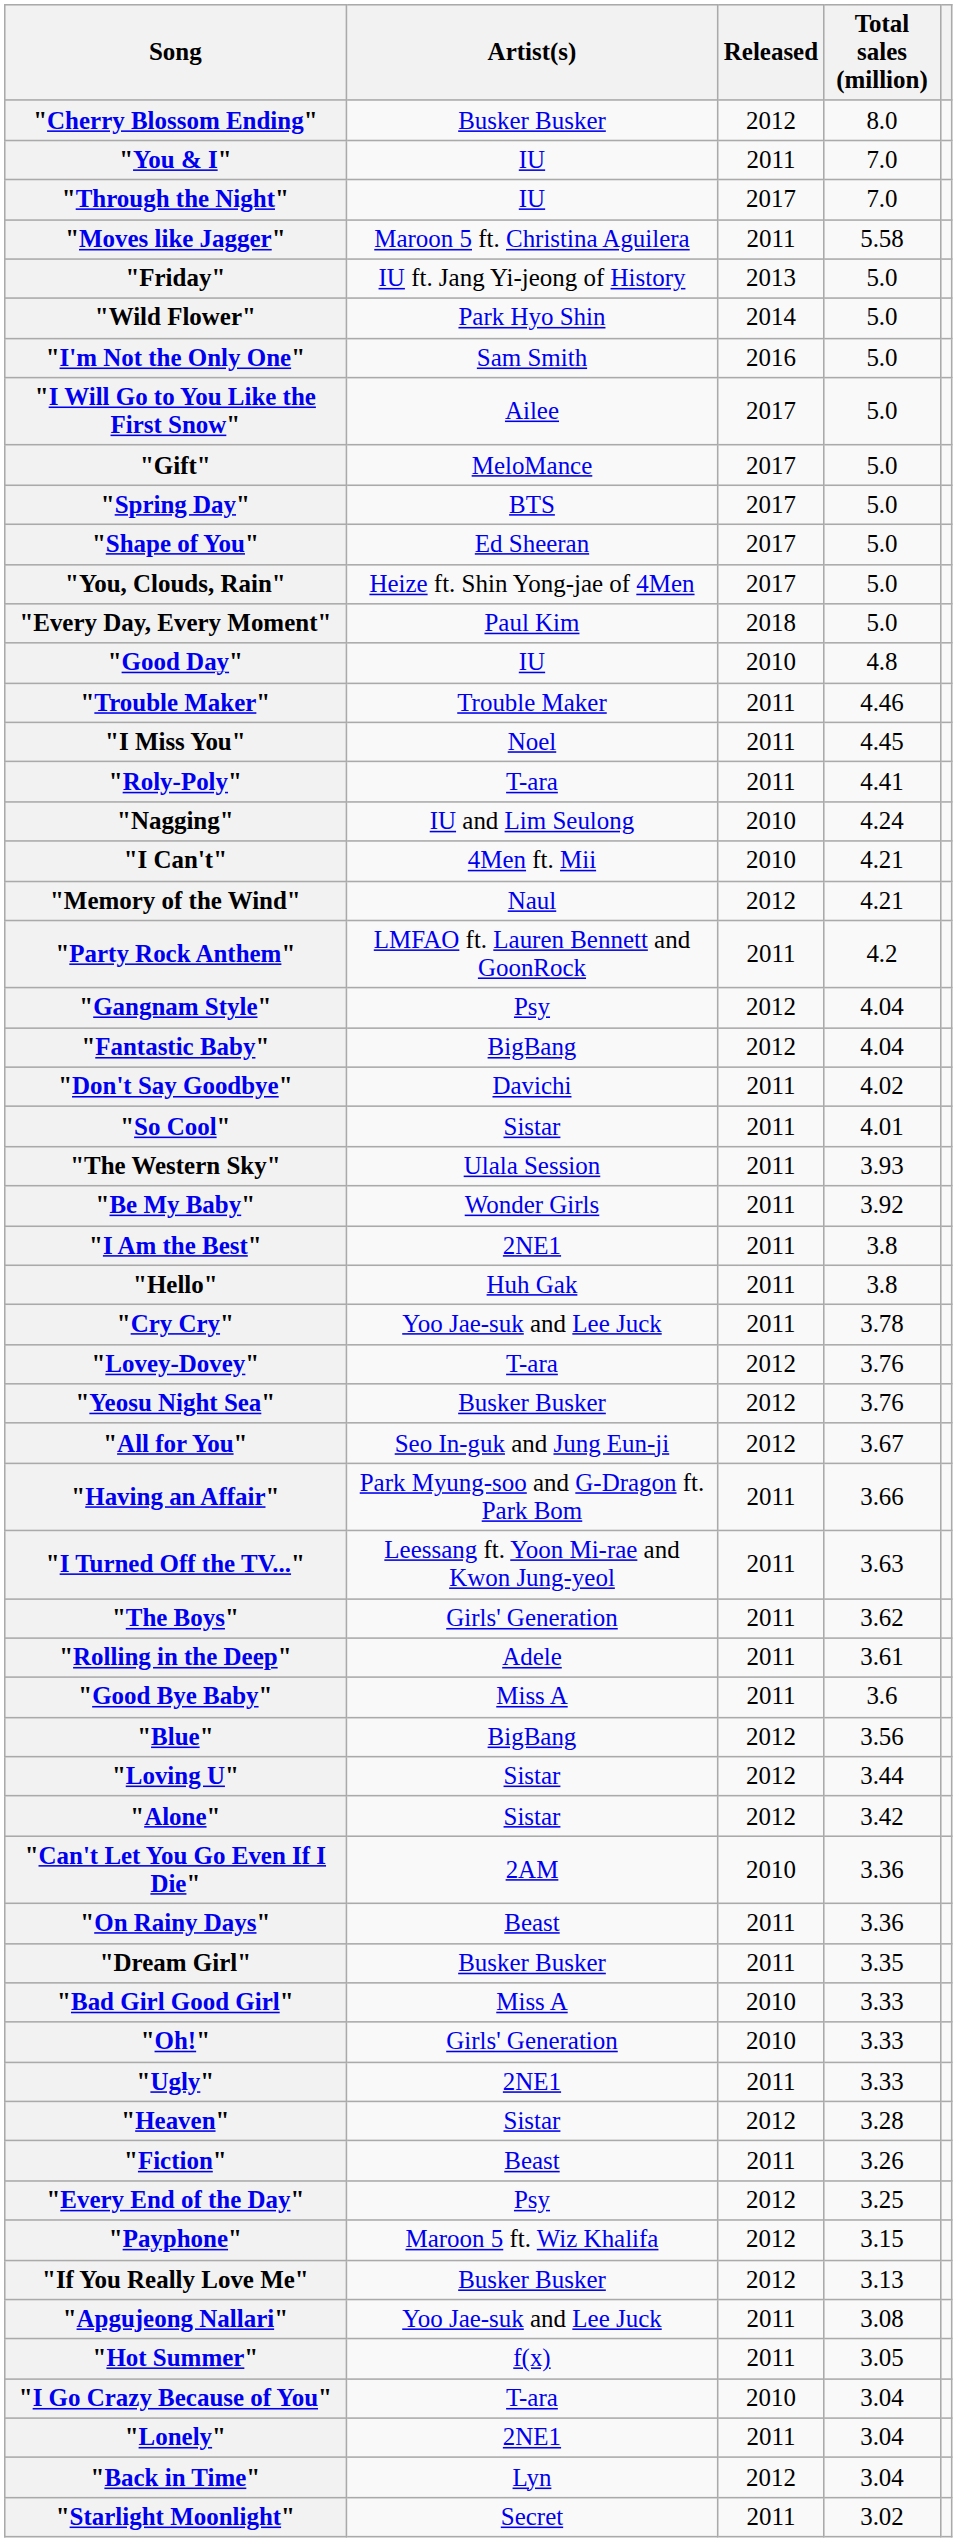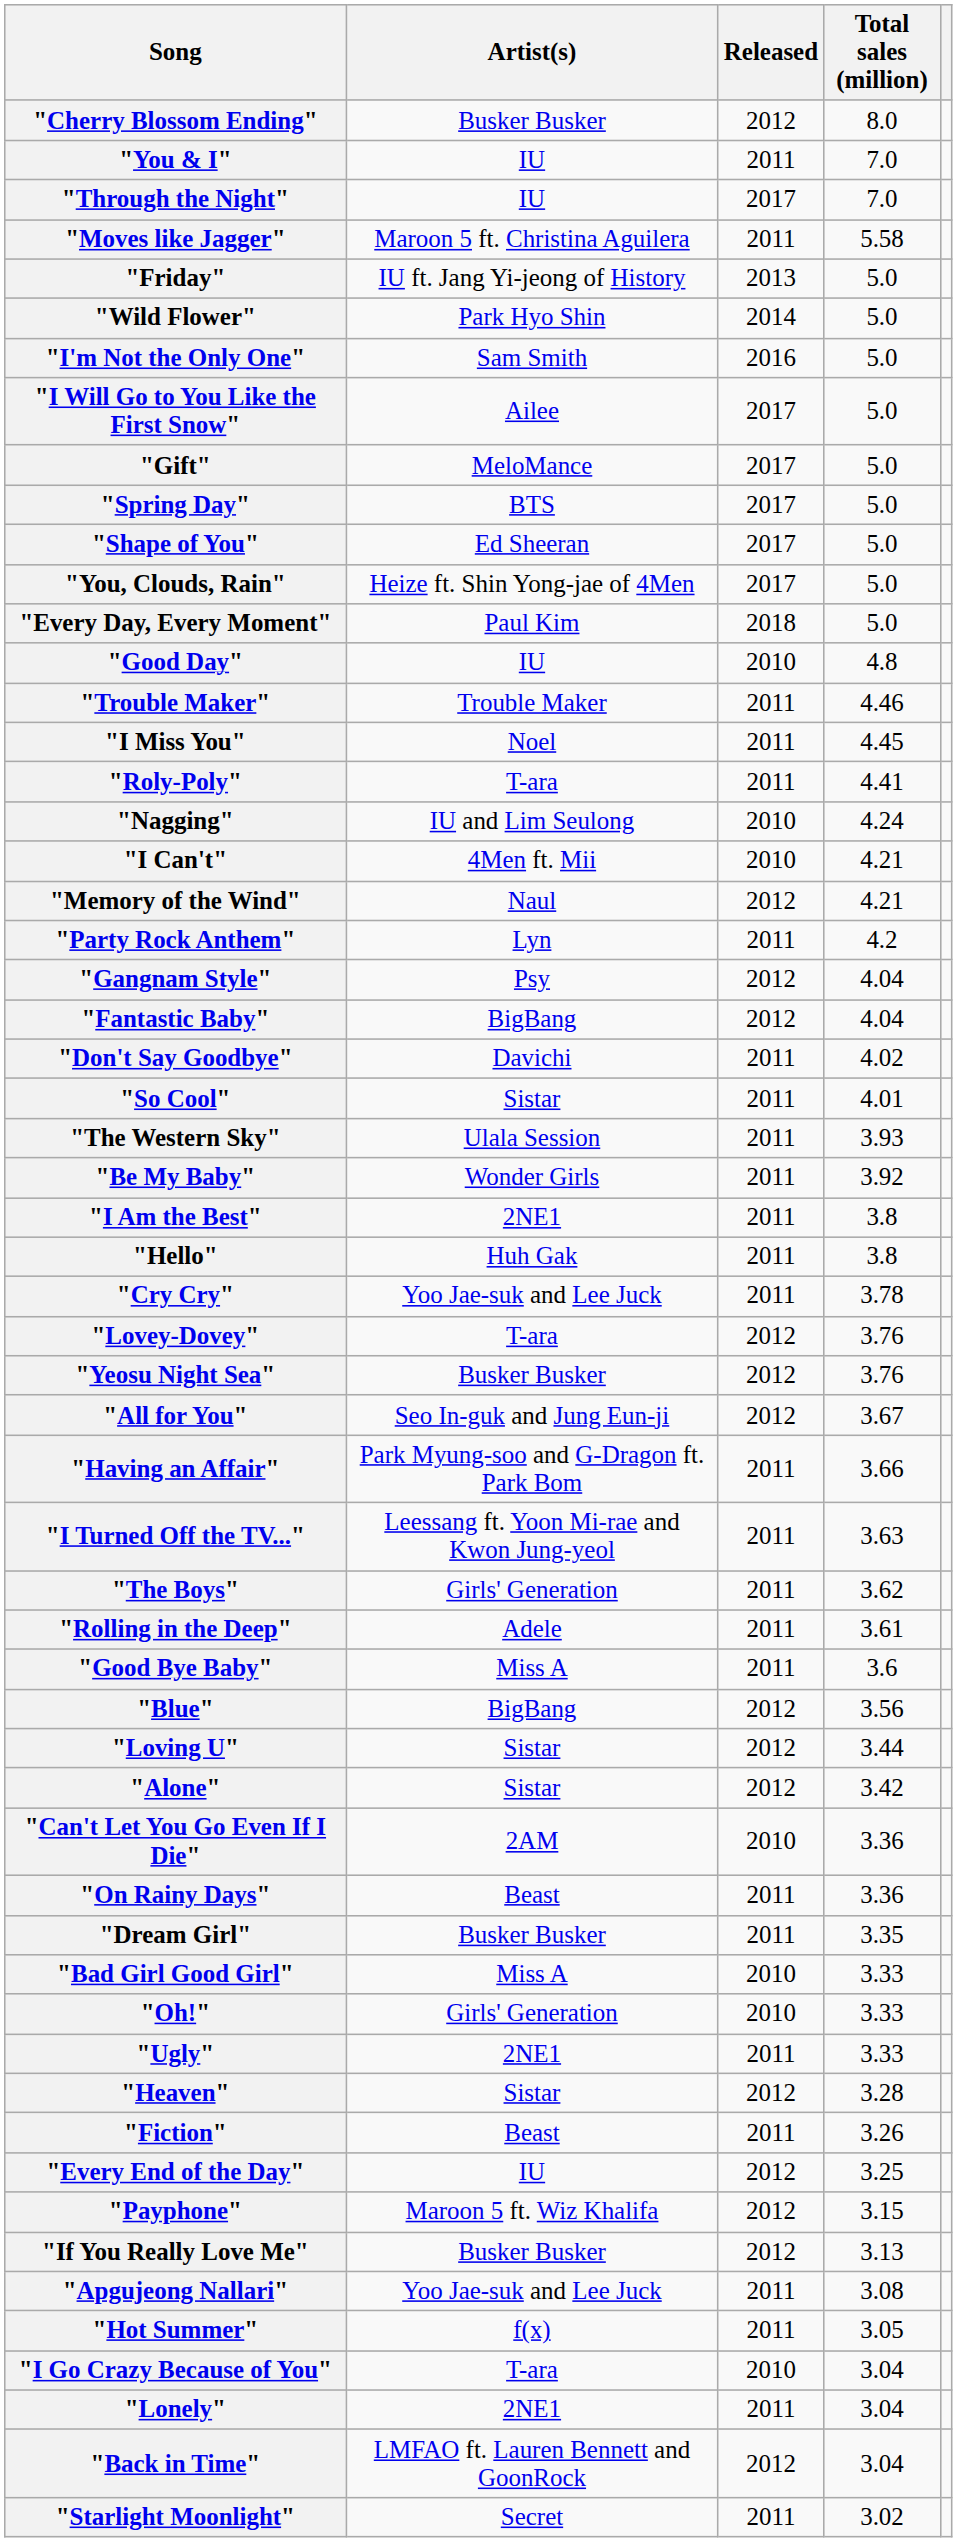(532, 953) LMFAO ft. Lauren Bennett and GoonRock -> (532, 939) Lyn
(532, 2200) Psy -> (532, 2172) IU
(532, 2477) Lyn -> (532, 2463) LMFAO ft. Lauren Bennett and GoonRock
